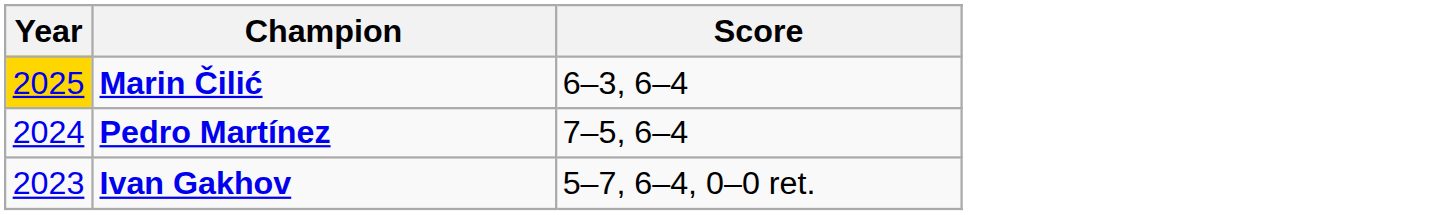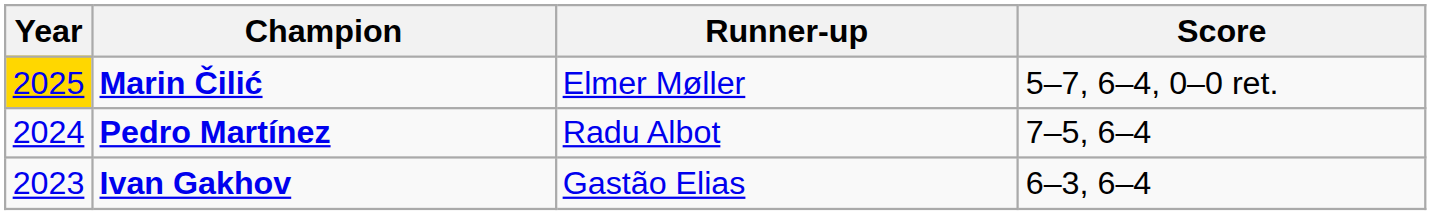+ column: (787, 31)
(625, 82) 6–3, 6–4 -> (1152, 82) 5–7, 6–4, 0–0 ret.
(689, 184) 5–7, 6–4, 0–0 ret. -> (1089, 184) 6–3, 6–4
